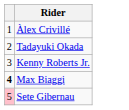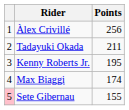+ column: (108, 13)
(9, 80) bold -> (9, 80) normal
